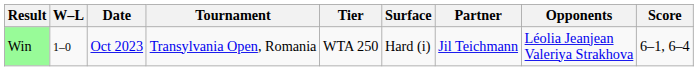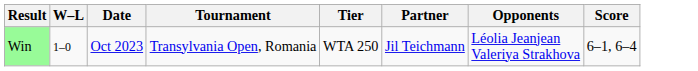- column: (408, 15)
